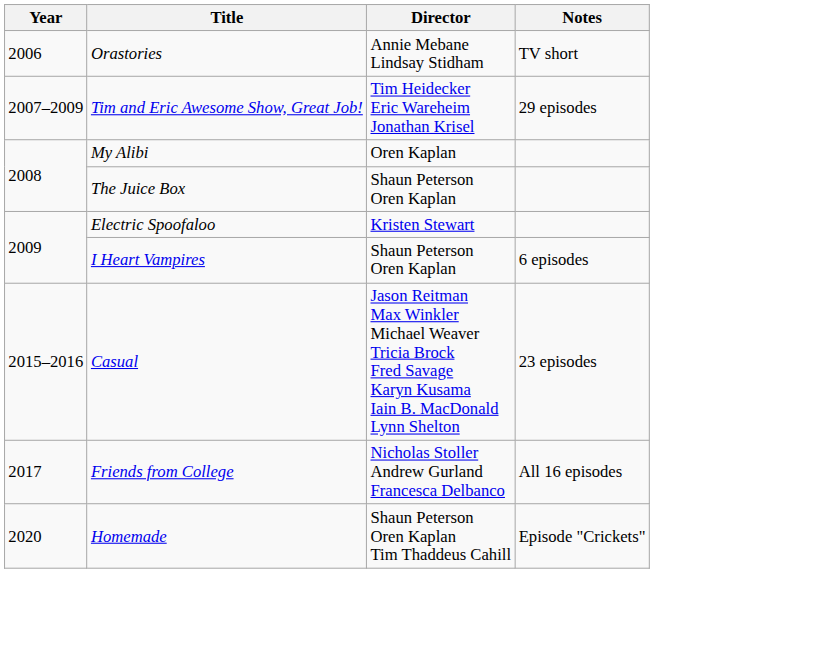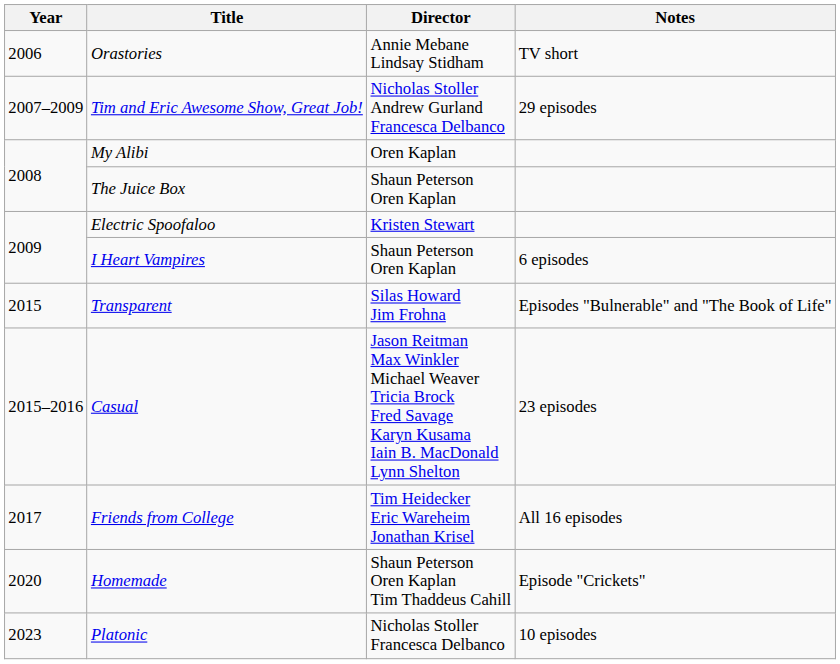(422, 107) Tim Heidecker Eric Wareheim Jonathan Krisel -> (438, 107) Nicholas Stoller Andrew Gurland Francesca Delbanco
+ row: (131, 305)
(438, 472) Nicholas Stoller Andrew Gurland Francesca Delbanco -> (422, 517) Tim Heidecker Eric Wareheim Jonathan Krisel
+ row: (119, 635)
